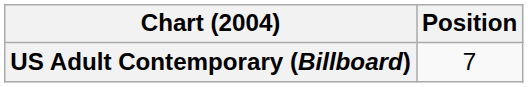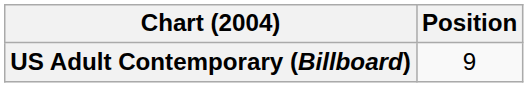(470, 61) 7 -> (470, 61) 9
